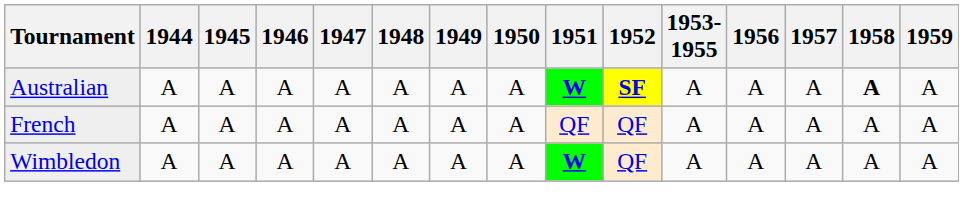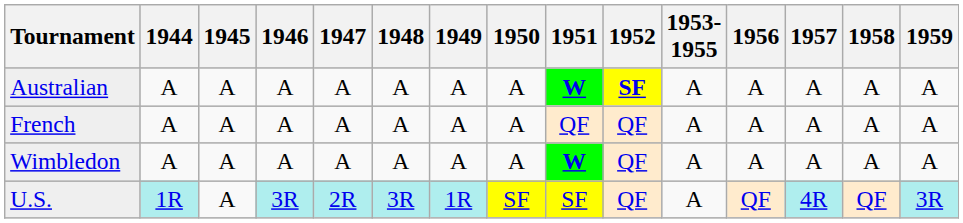(872, 86) bold -> (872, 86) normal
+ row: (31, 198)
